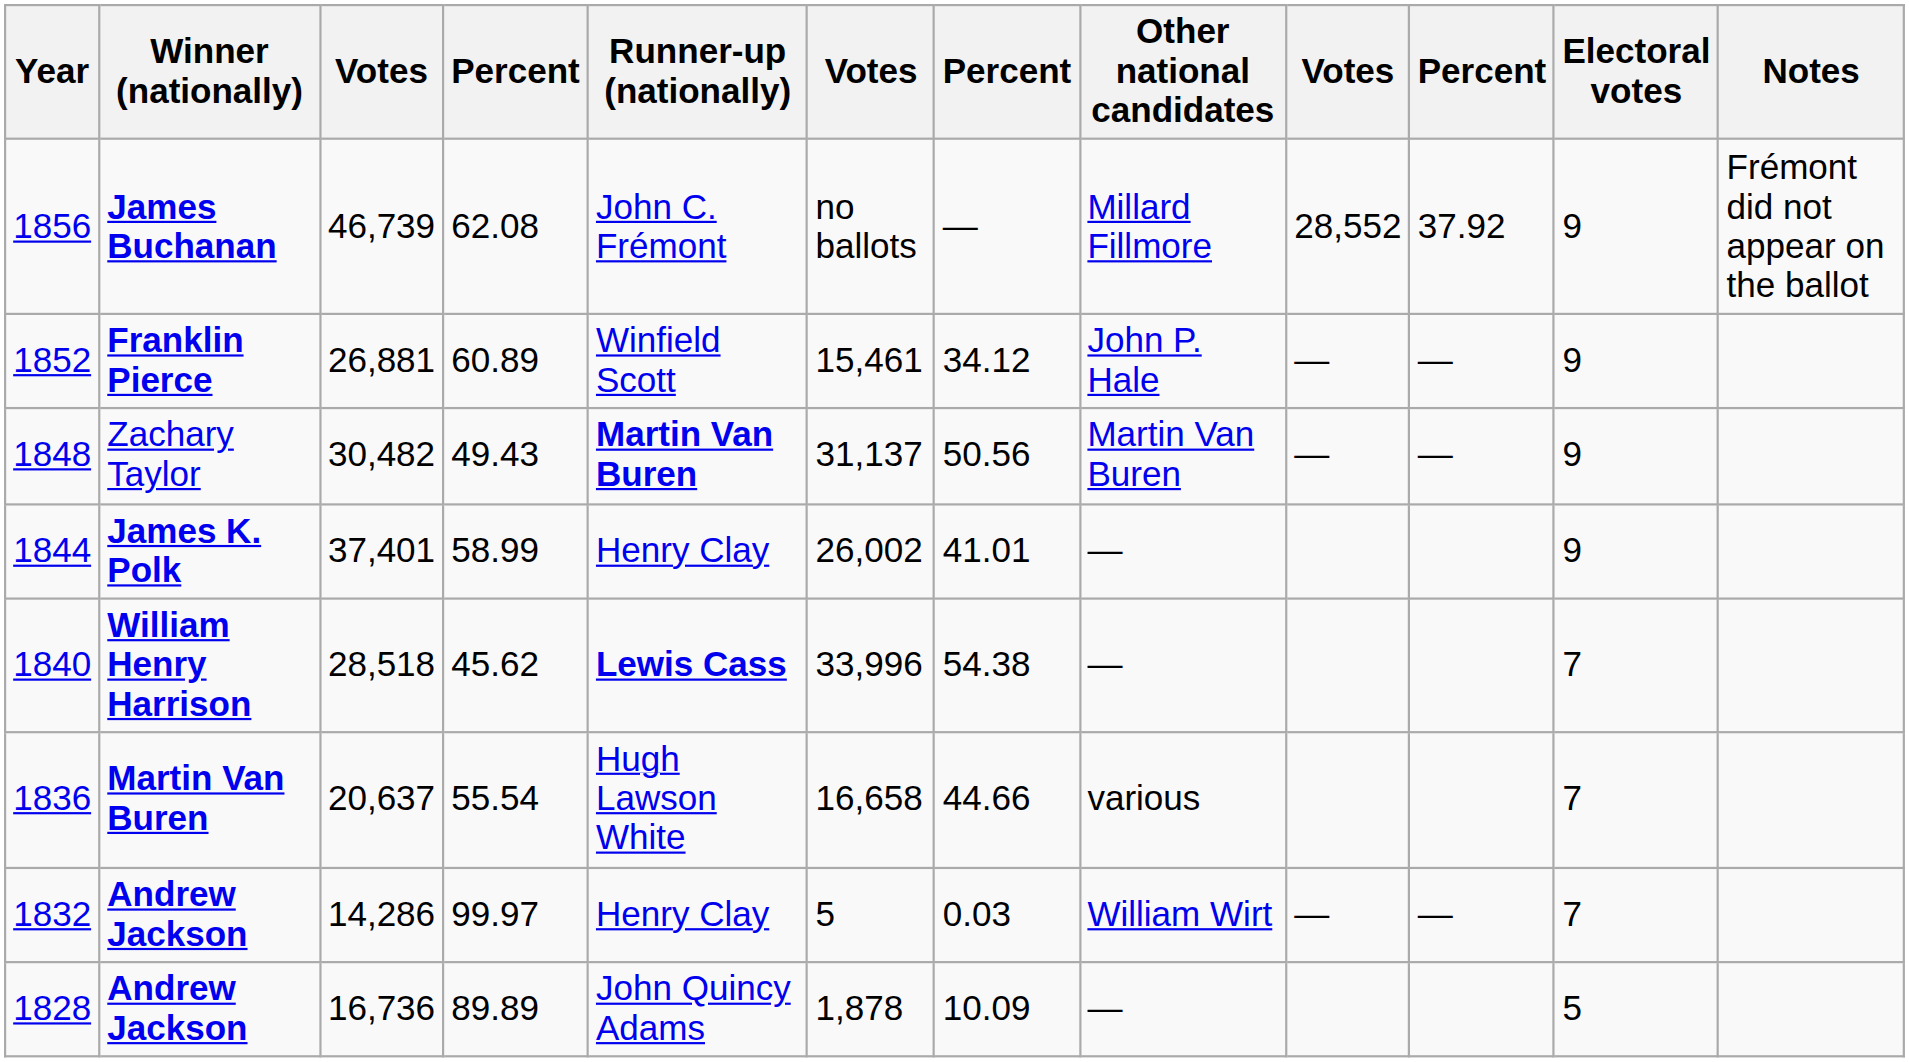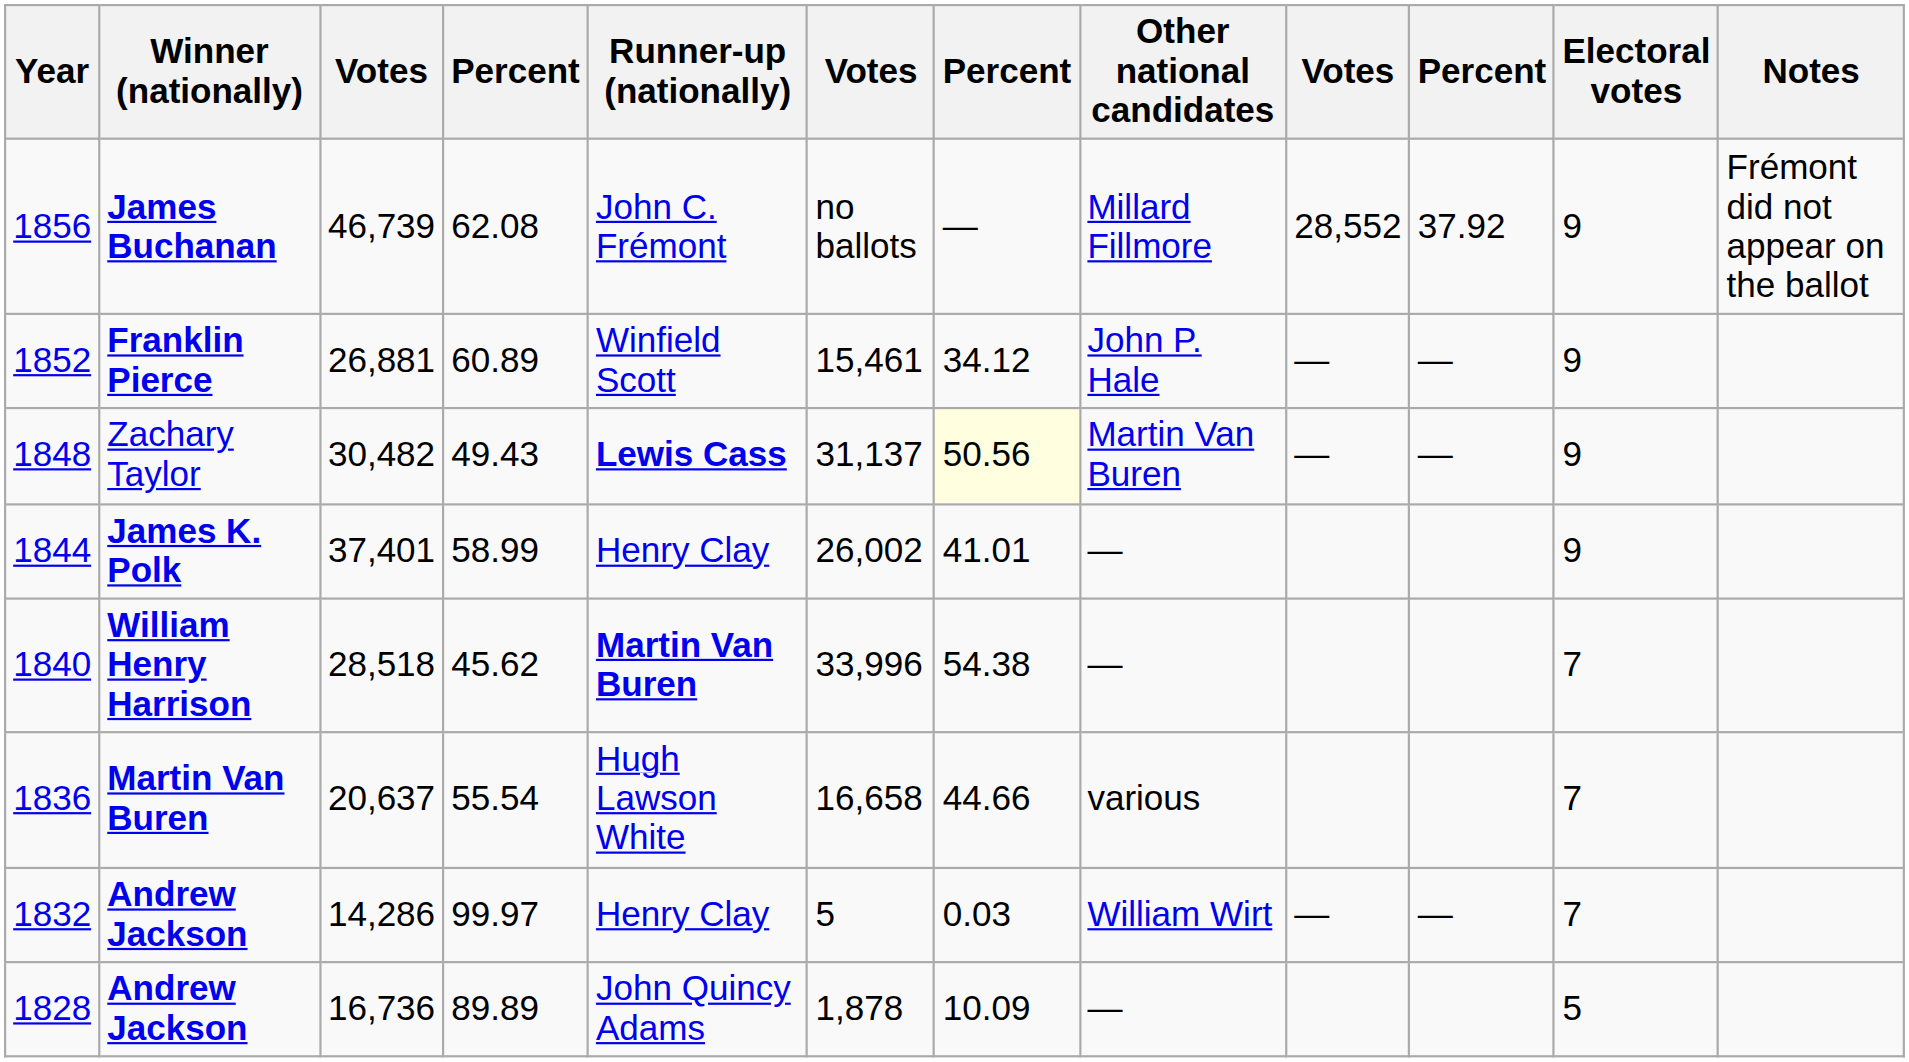(685, 455) Martin Van Buren -> (691, 455) Lewis Cass
(987, 455) no background -> (987, 455) lightyellow background
(691, 664) Lewis Cass -> (685, 664) Martin Van Buren
